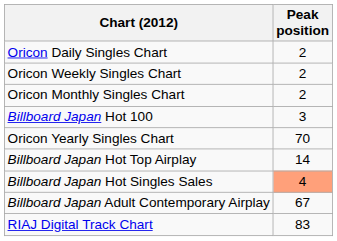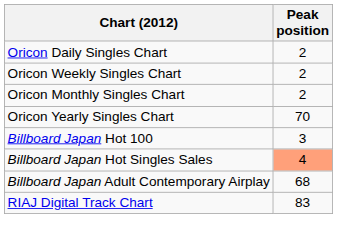rows swapped: (91, 138) <-> (80, 116)
- row: (102, 159)
(303, 203) 67 -> (303, 181) 68
